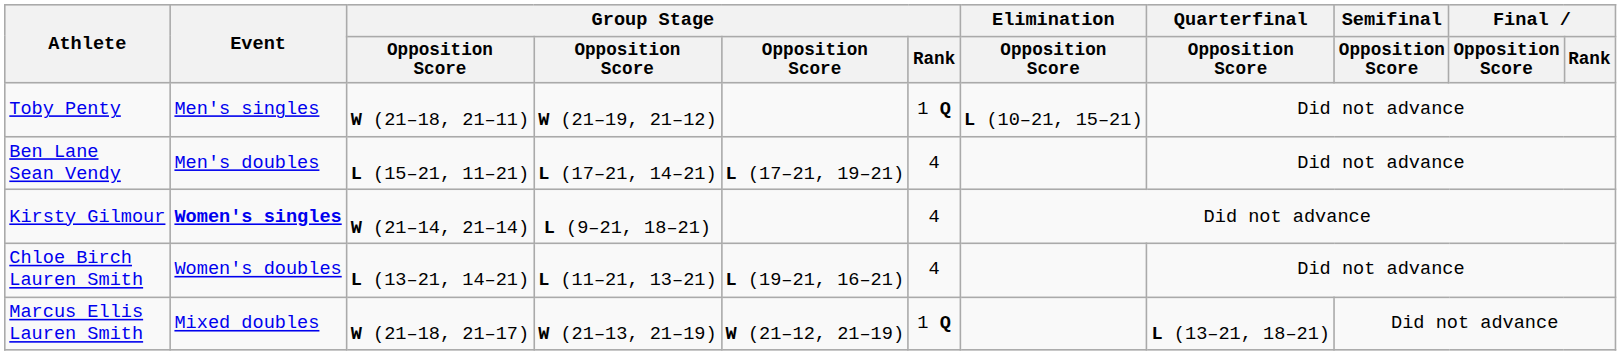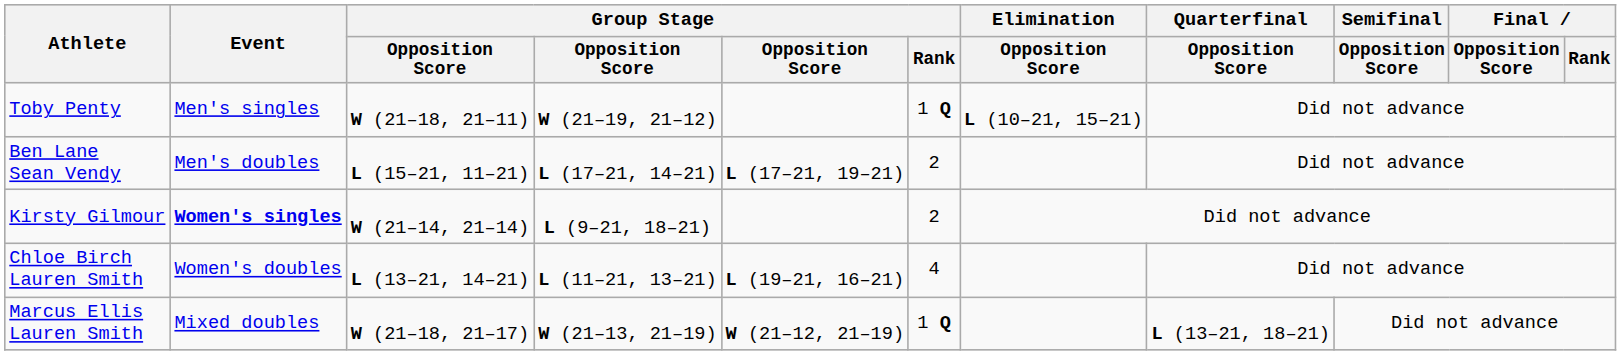(934, 163) 4 -> (934, 163) 2
(934, 216) 4 -> (934, 216) 2
